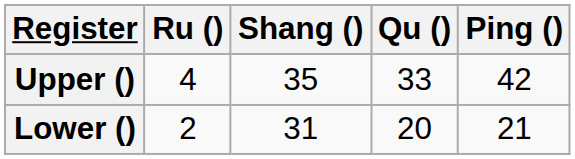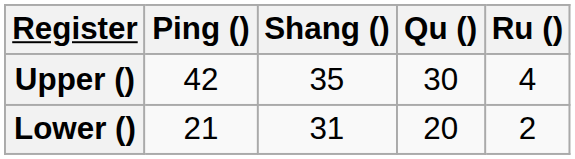columns swapped: (514, 29) <-> (188, 29)
(415, 79) 33 -> (441, 79) 30
